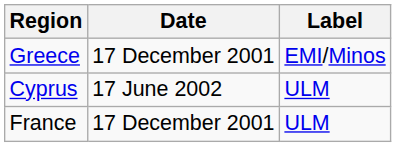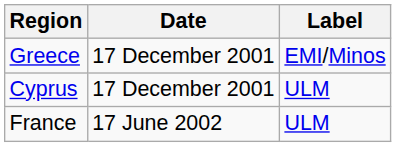(157, 89) 17 June 2002 -> (183, 89) 17 December 2001
(183, 123) 17 December 2001 -> (157, 123) 17 June 2002
